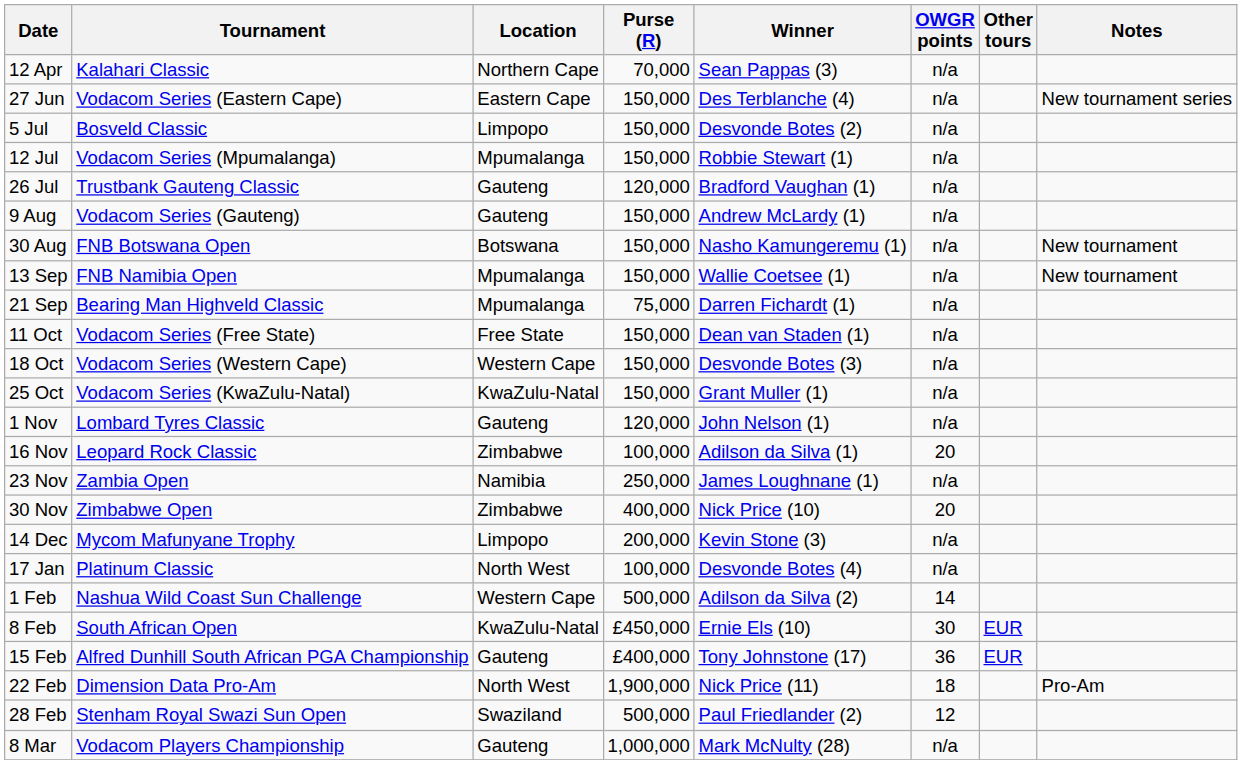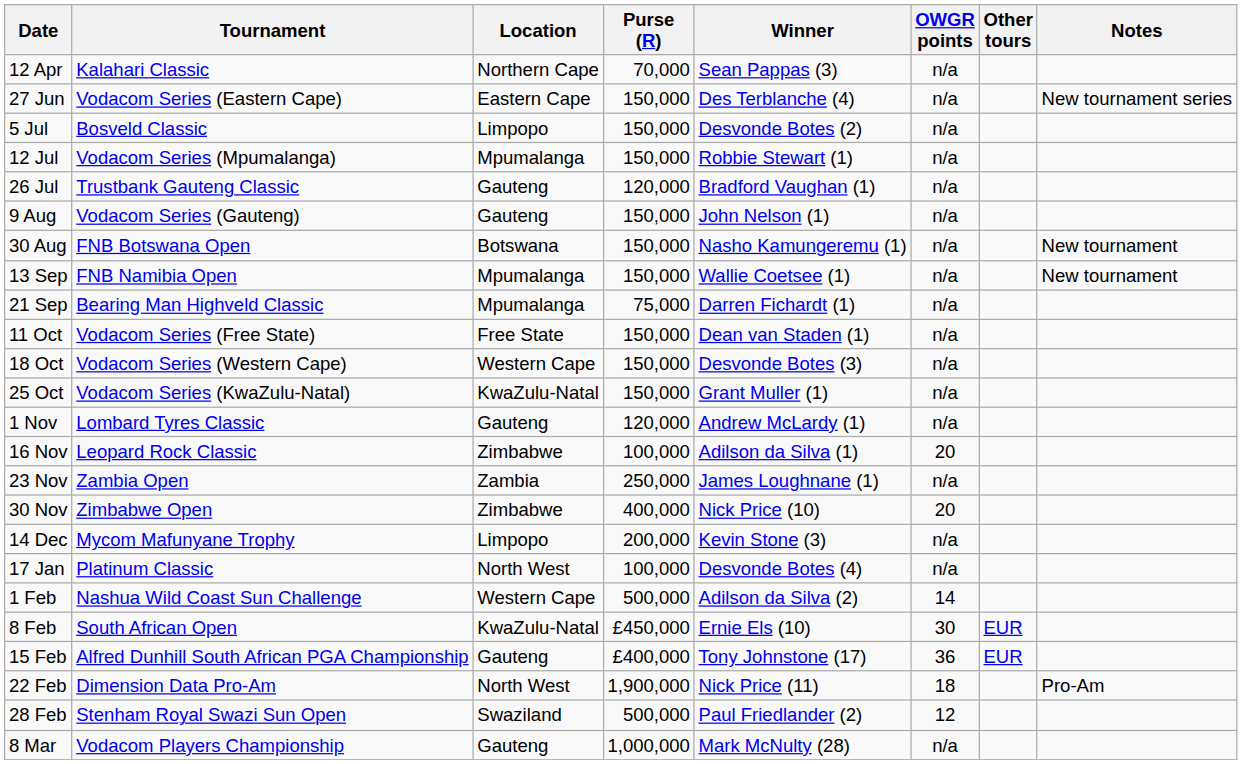(782, 216) Andrew McLardy (1) -> (764, 216) John Nelson (1)
(764, 422) John Nelson (1) -> (782, 422) Andrew McLardy (1)
(511, 481) Namibia -> (508, 481) Zambia
